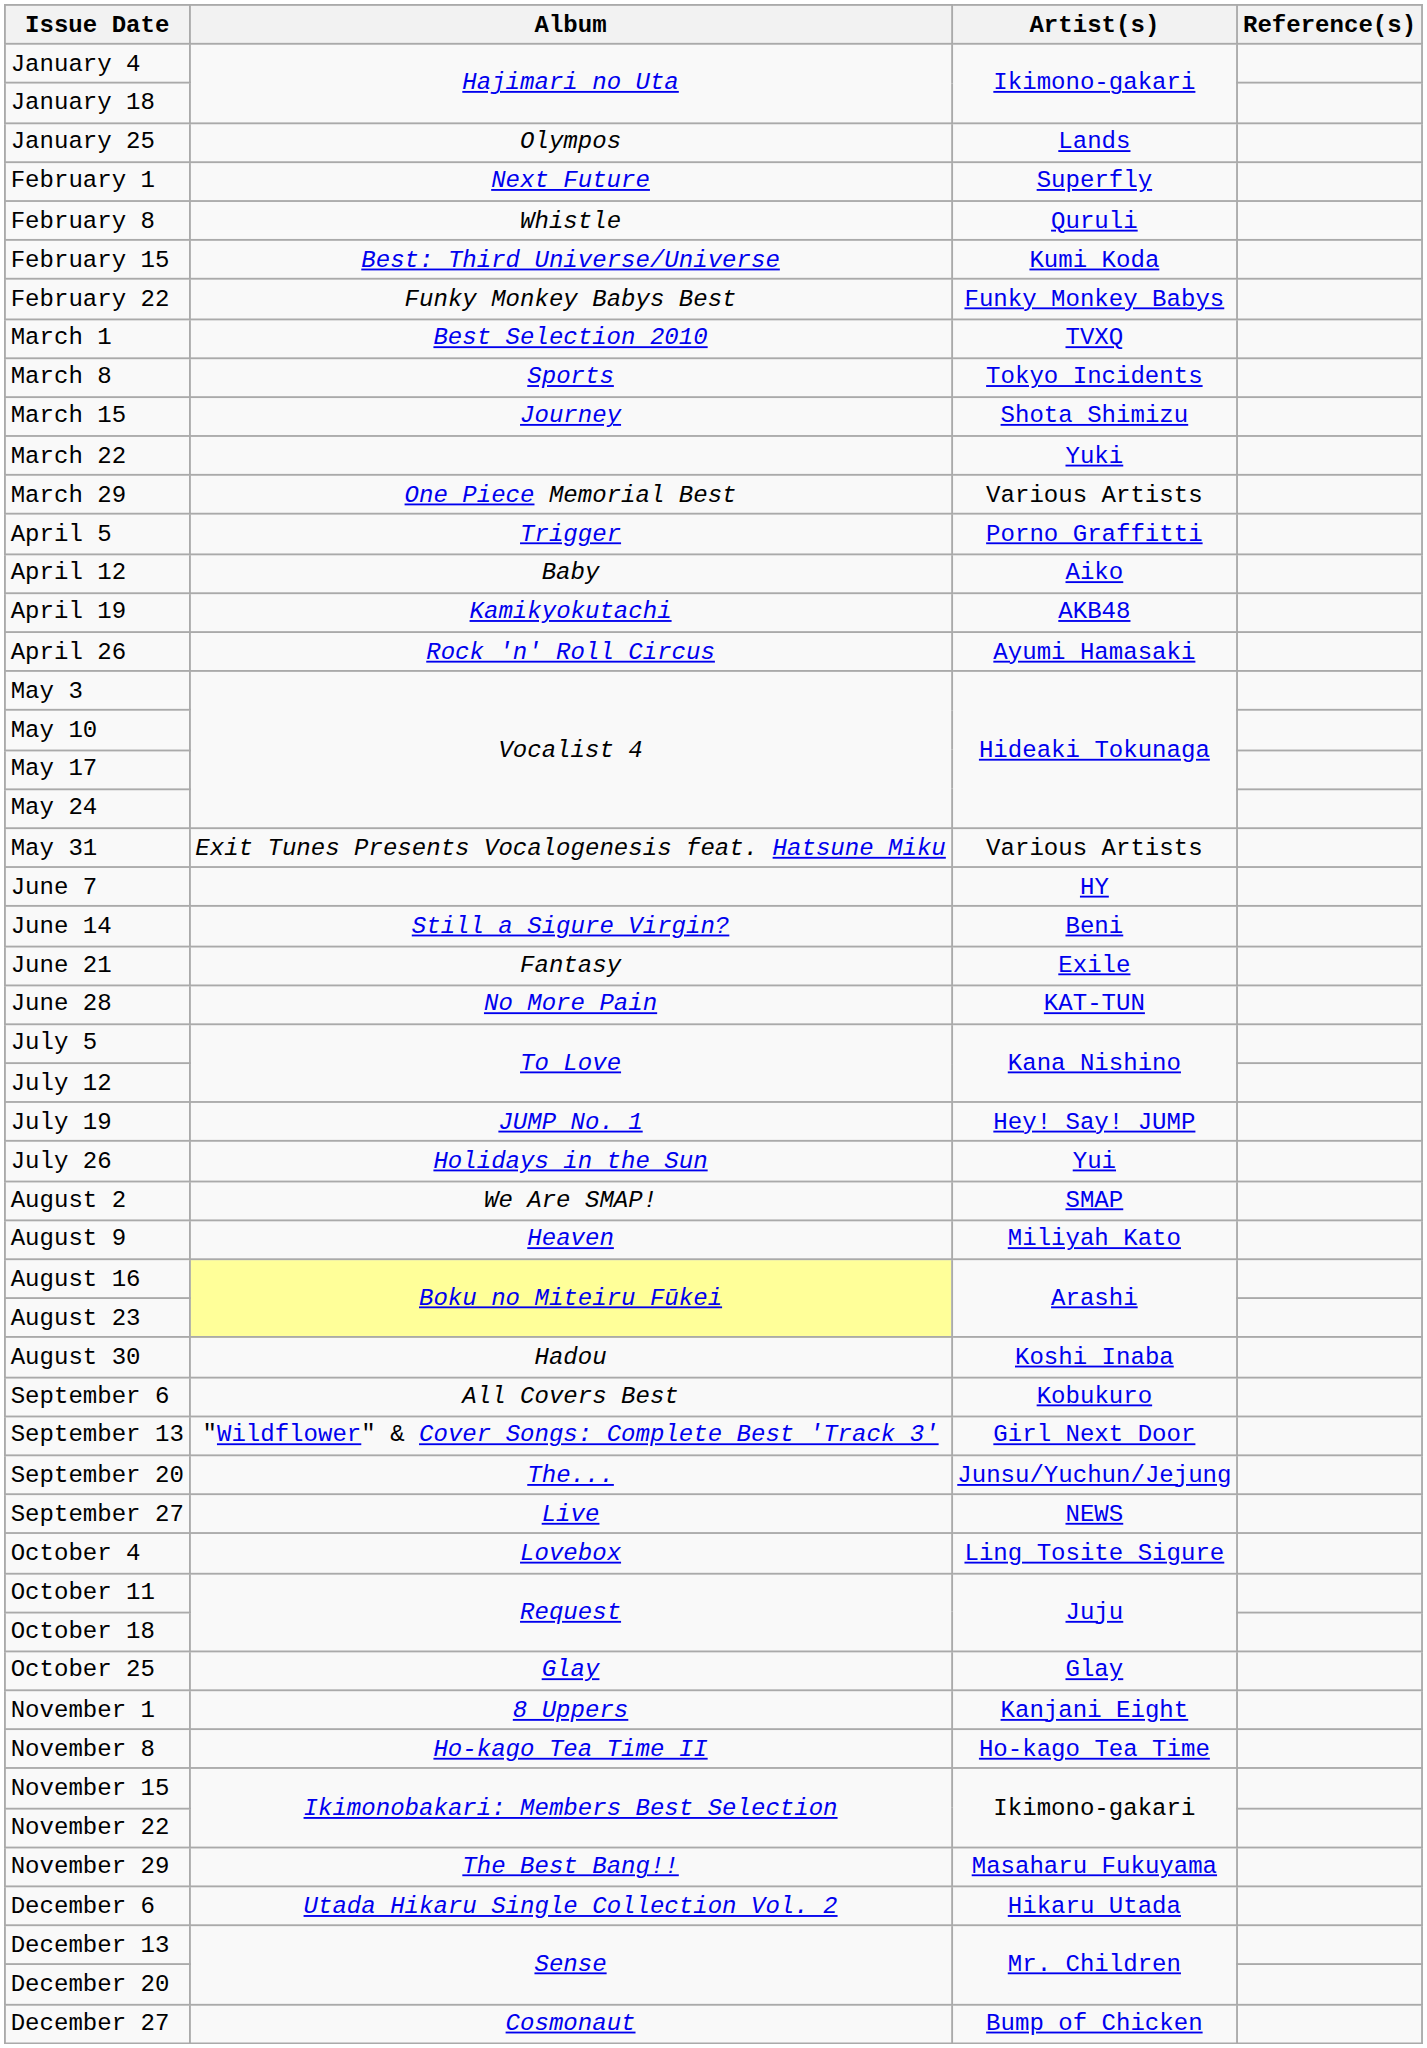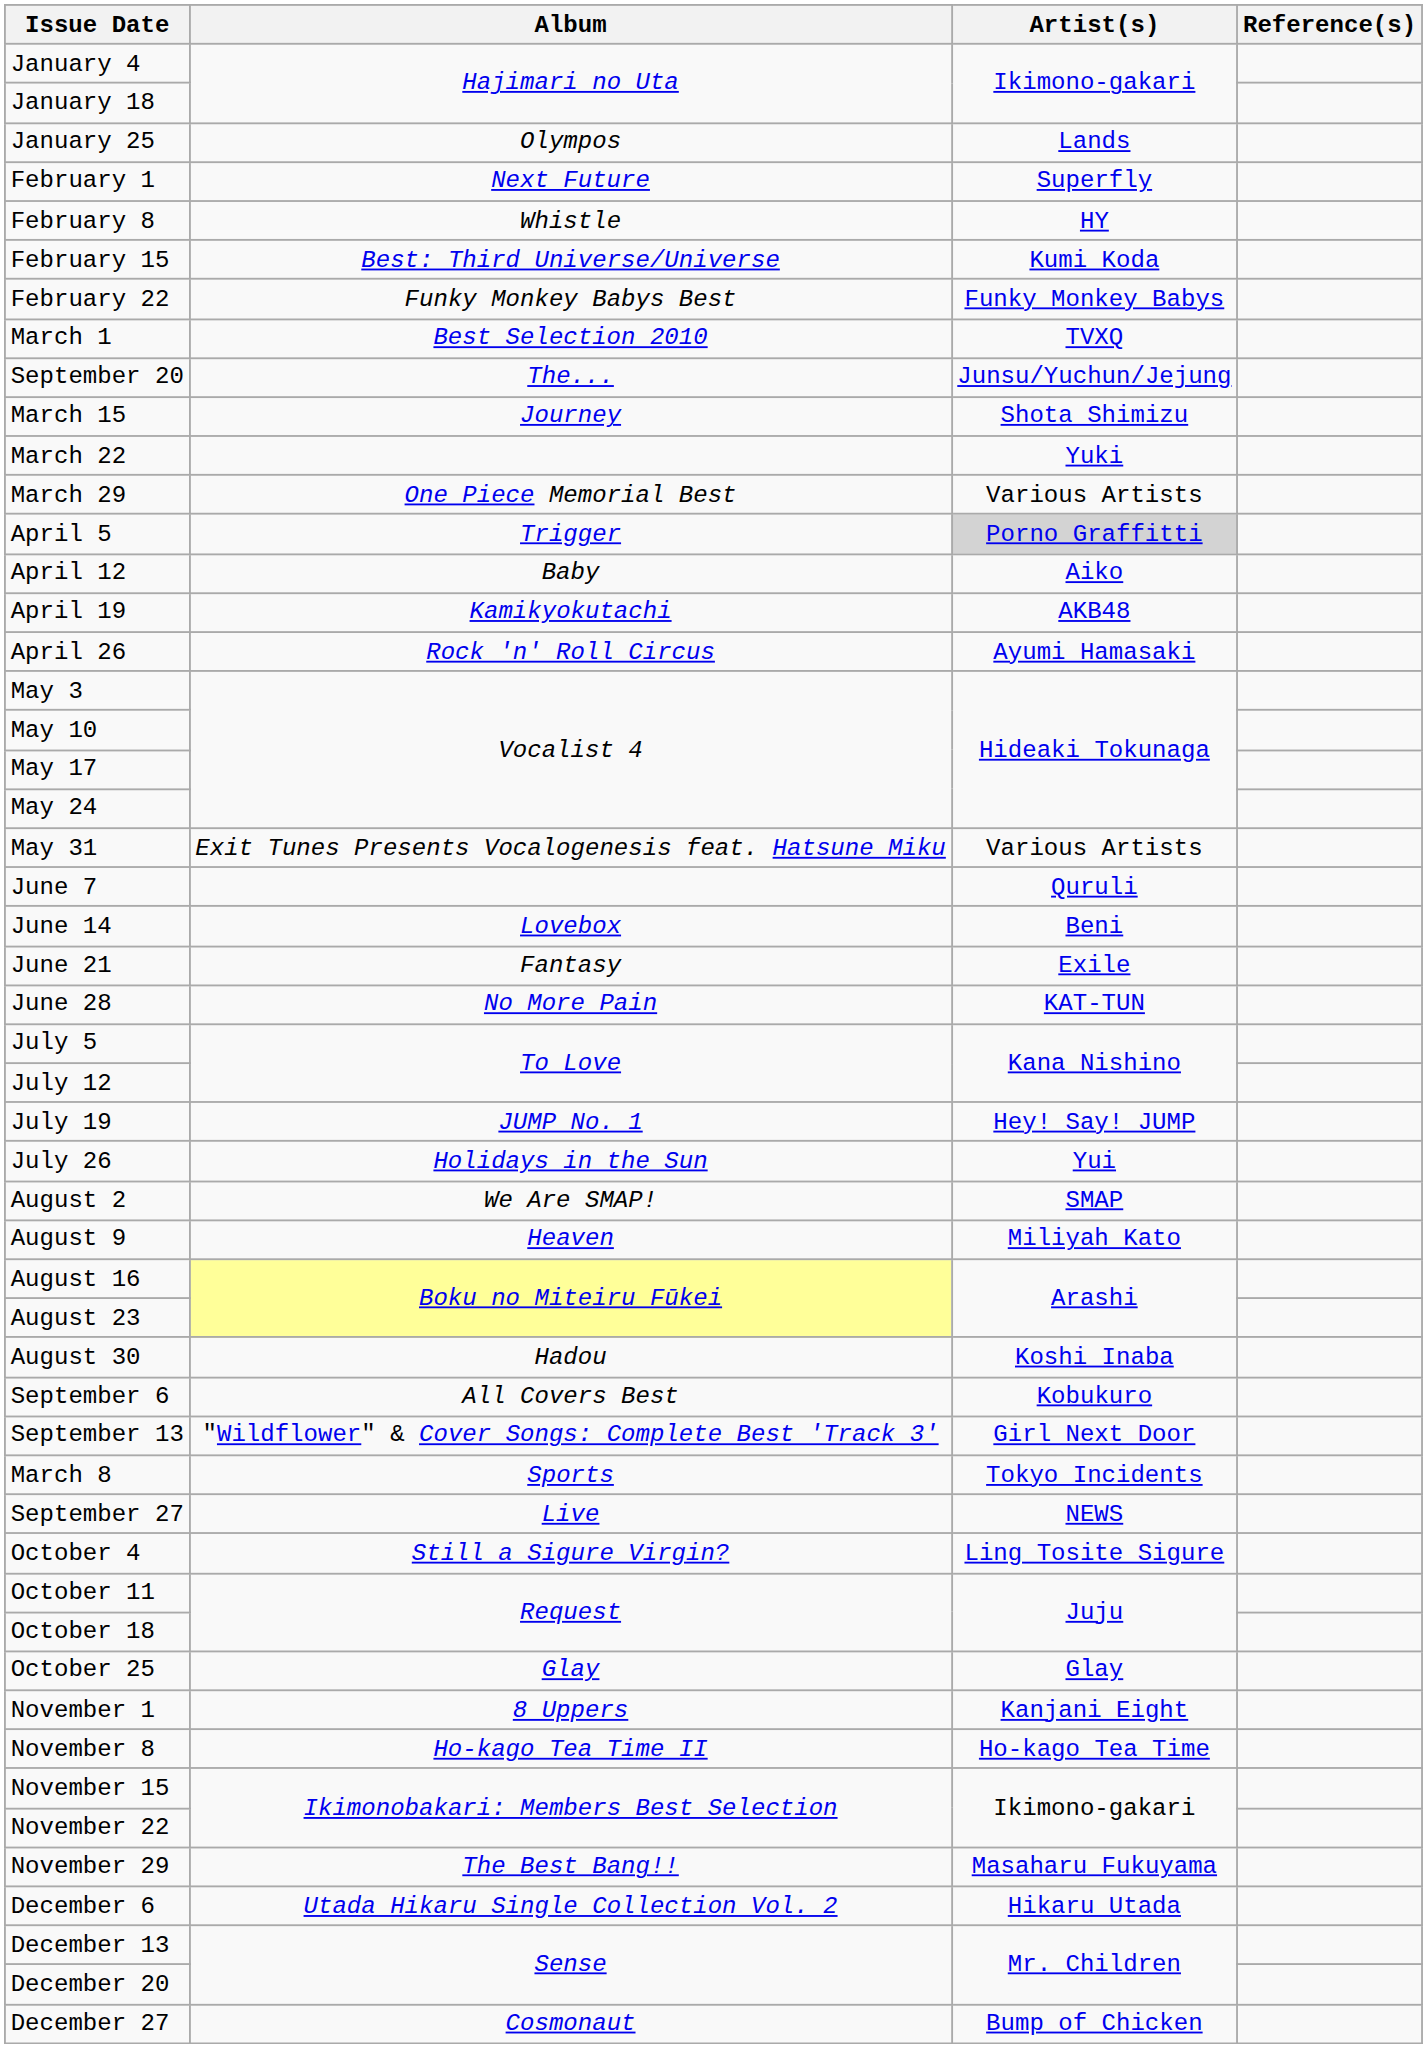(1094, 221) Quruli -> (1094, 221) HY
rows swapped: (61, 377) <-> (97, 1475)
(1094, 534) no background -> (1094, 534) lightgrey background
(1094, 887) HY -> (1094, 887) Quruli
(571, 926) Still a Sigure Virgin? -> (571, 926) Lovebox
(571, 1553) Lovebox -> (571, 1553) Still a Sigure Virgin?
